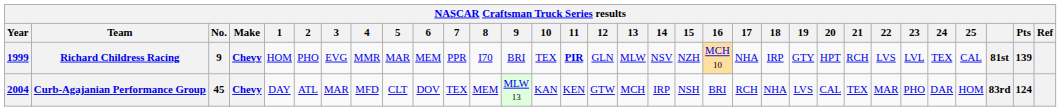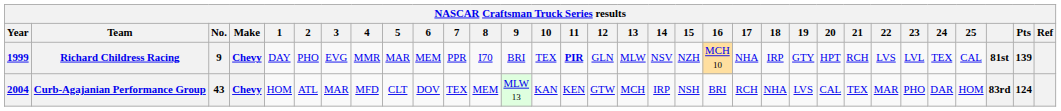(279, 58) HOM -> (279, 58) DAY
(219, 90) 45 -> (219, 90) 43
(279, 90) DAY -> (279, 90) HOM
